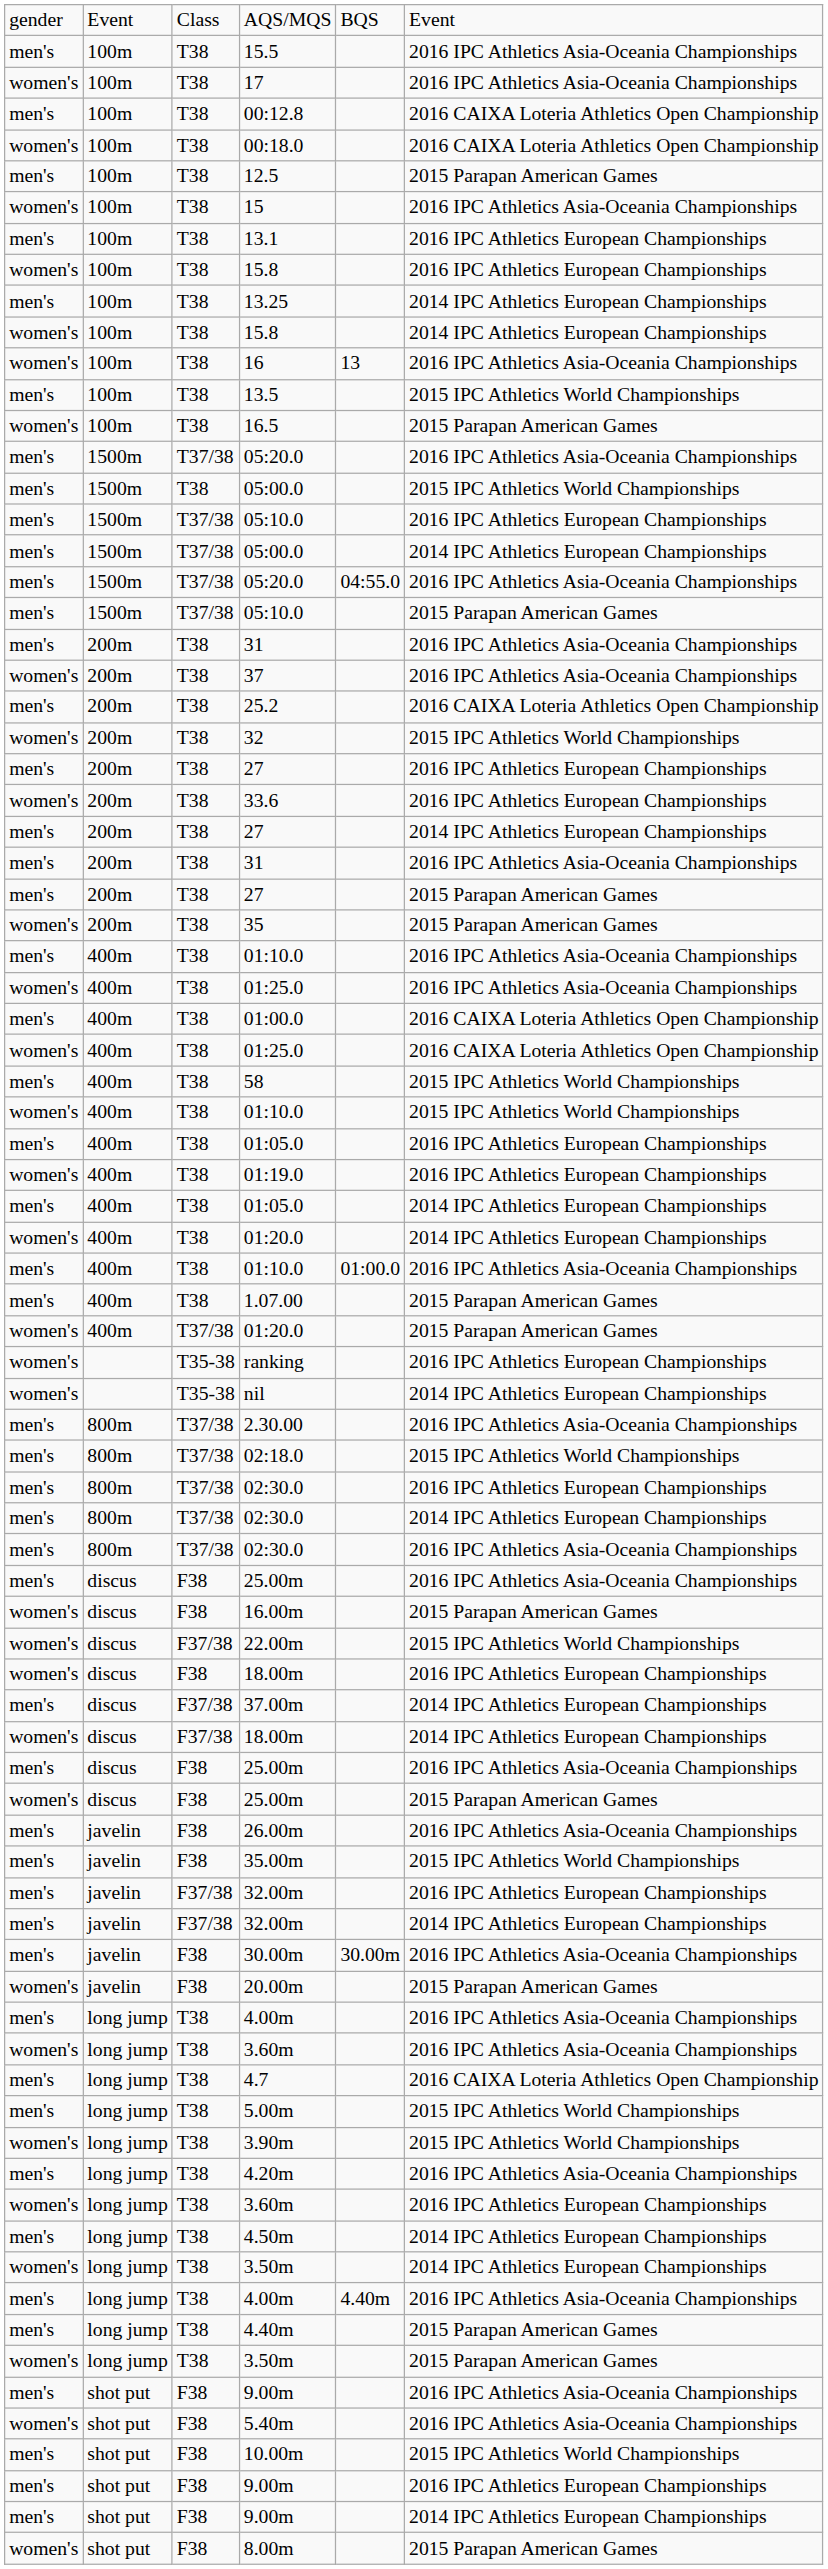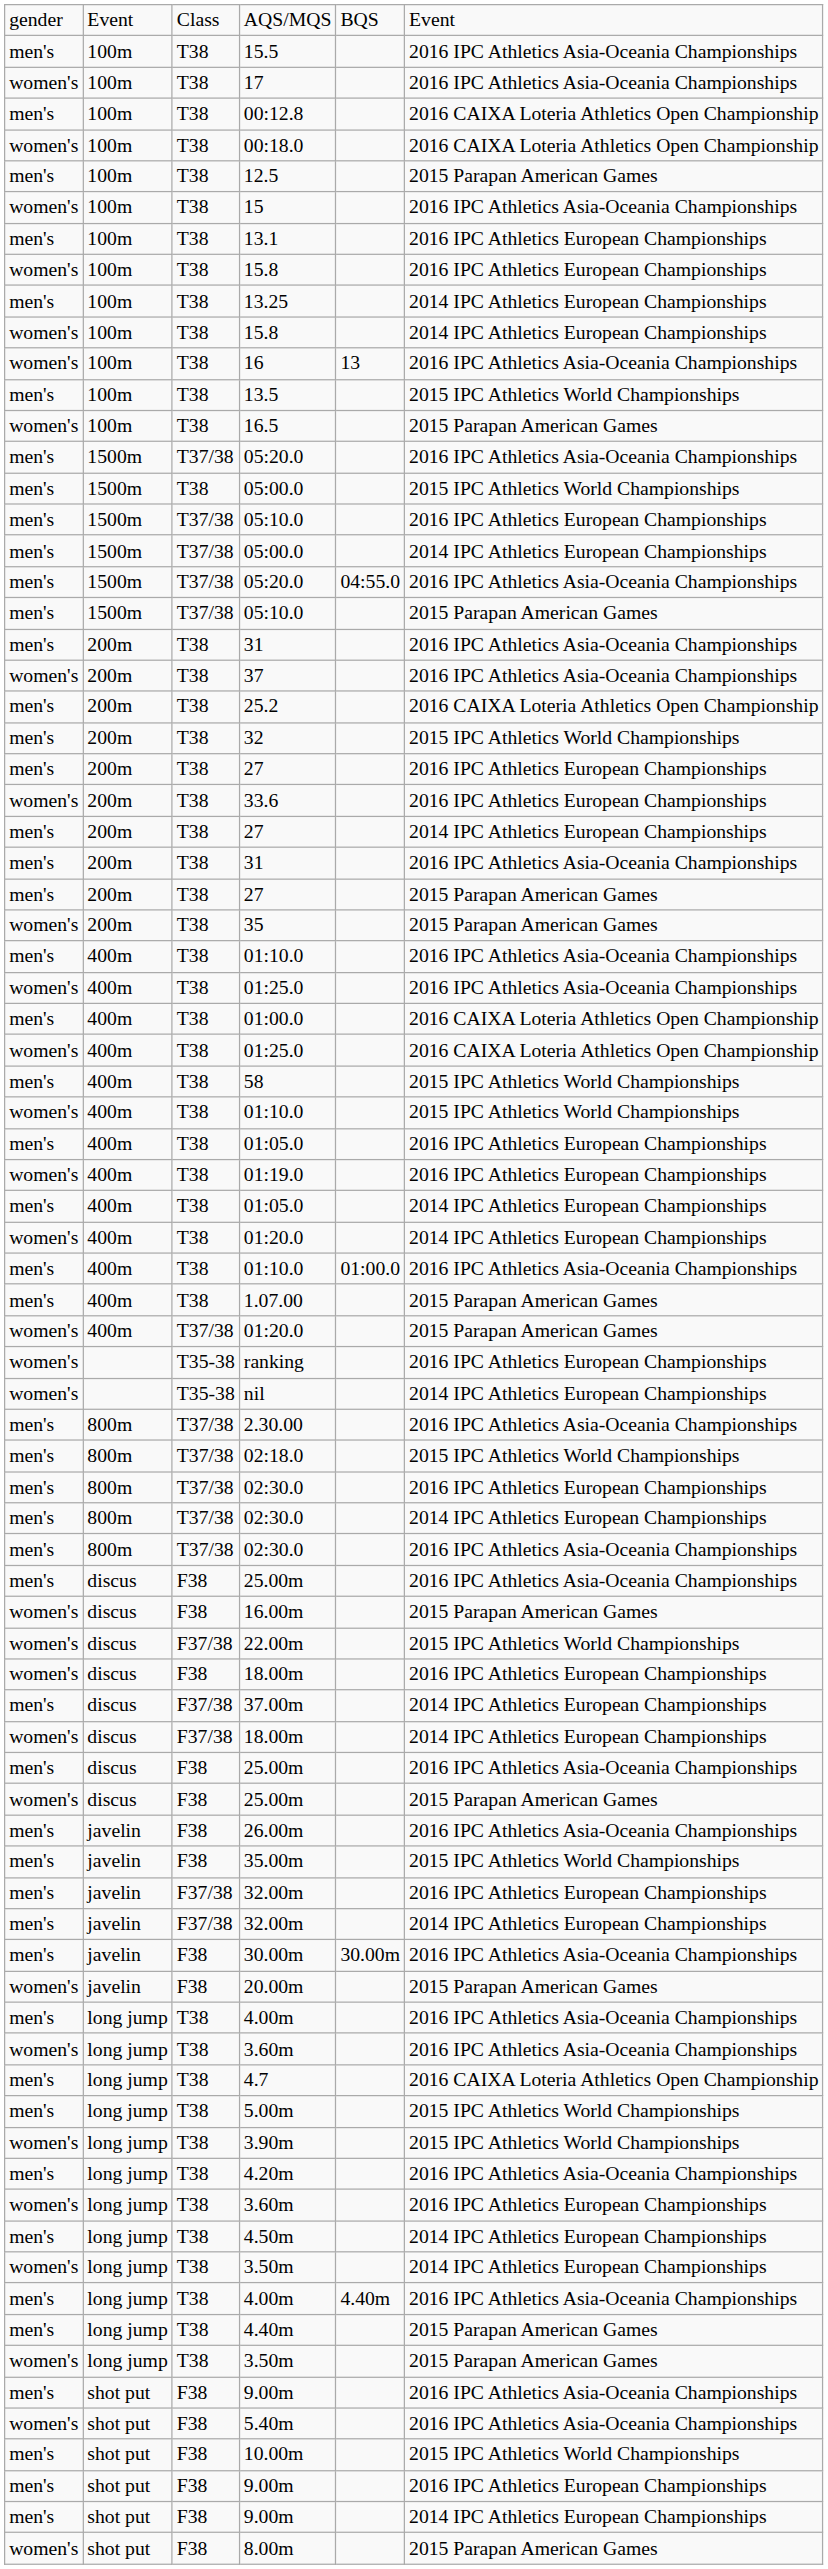(44, 737) women's -> (32, 737) men's
